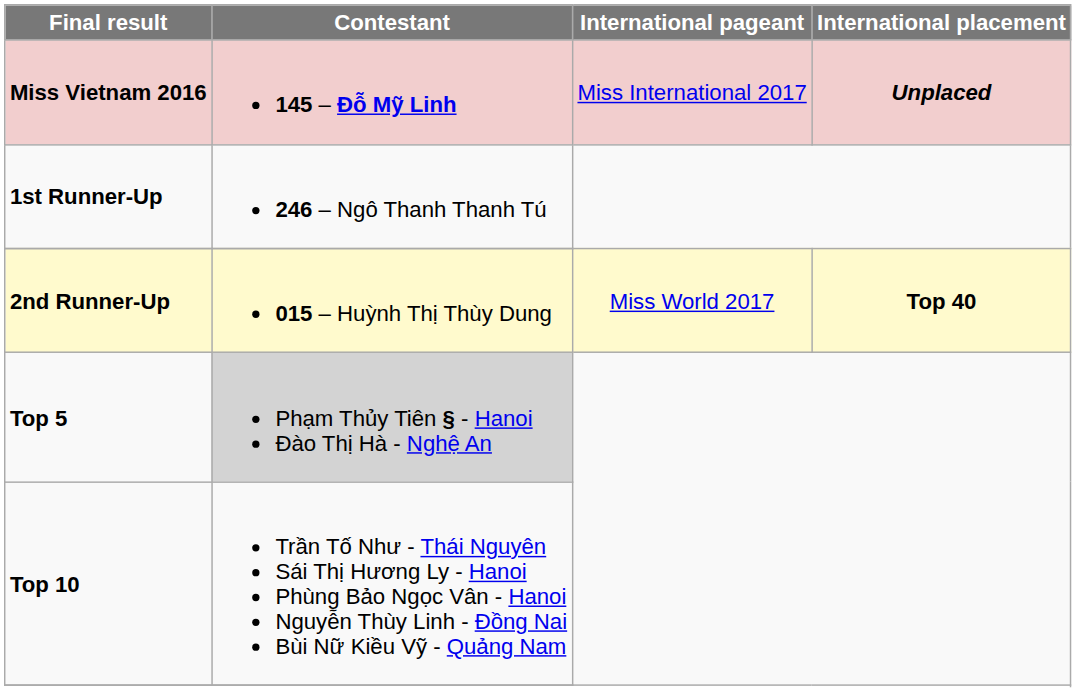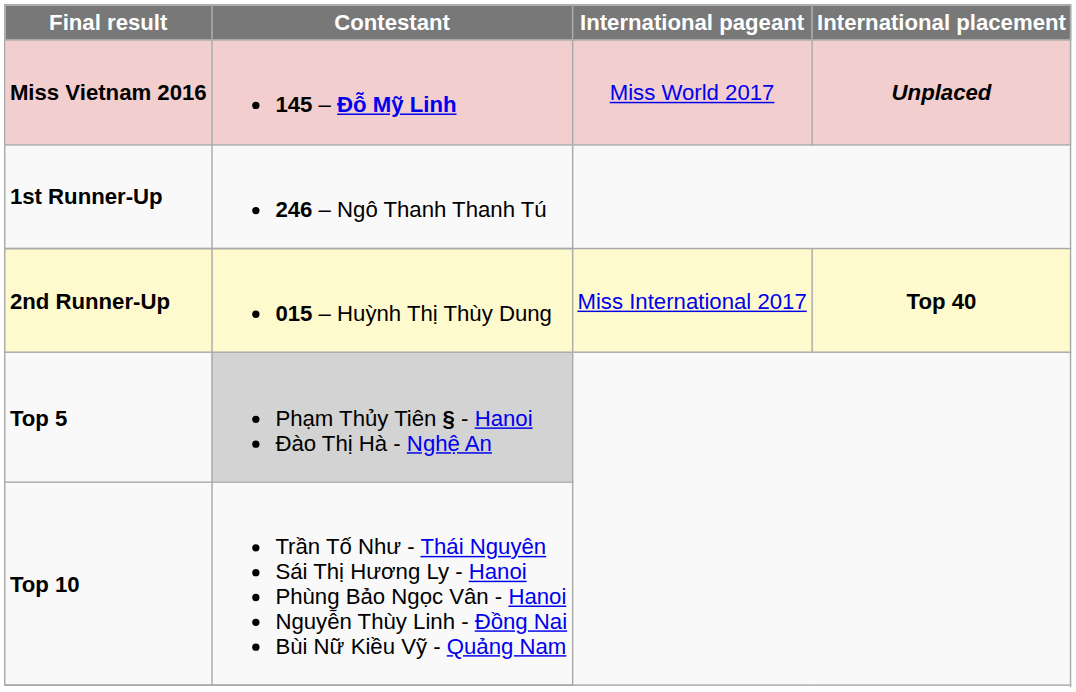(692, 92) Miss International 2017 -> (692, 92) Miss World 2017
(692, 301) Miss World 2017 -> (692, 301) Miss International 2017
